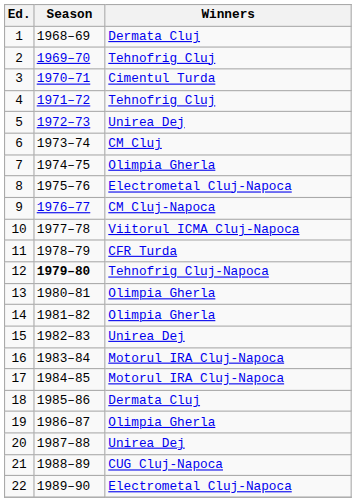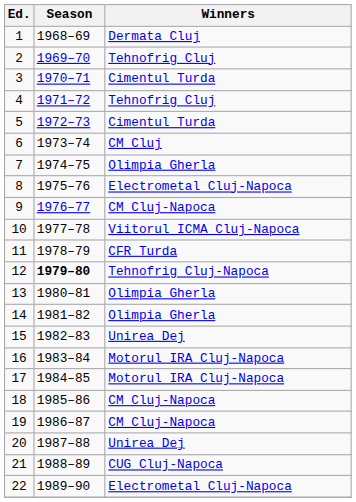(147, 122) Unirea Dej -> (162, 122) Cimentul Turda
(154, 401) Dermata Cluj -> (162, 401) CM Cluj-Napoca
(162, 422) Olimpia Gherla -> (162, 422) CM Cluj-Napoca
